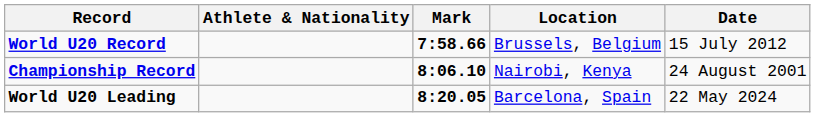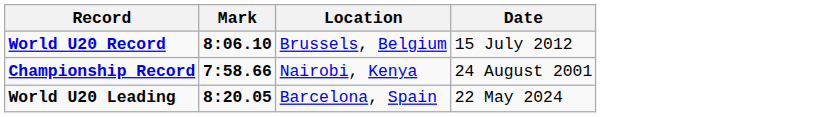- column: (306, 18)
(452, 45) 7:58.66 -> (238, 45) 8:06.10
(452, 71) 8:06.10 -> (238, 71) 7:58.66
